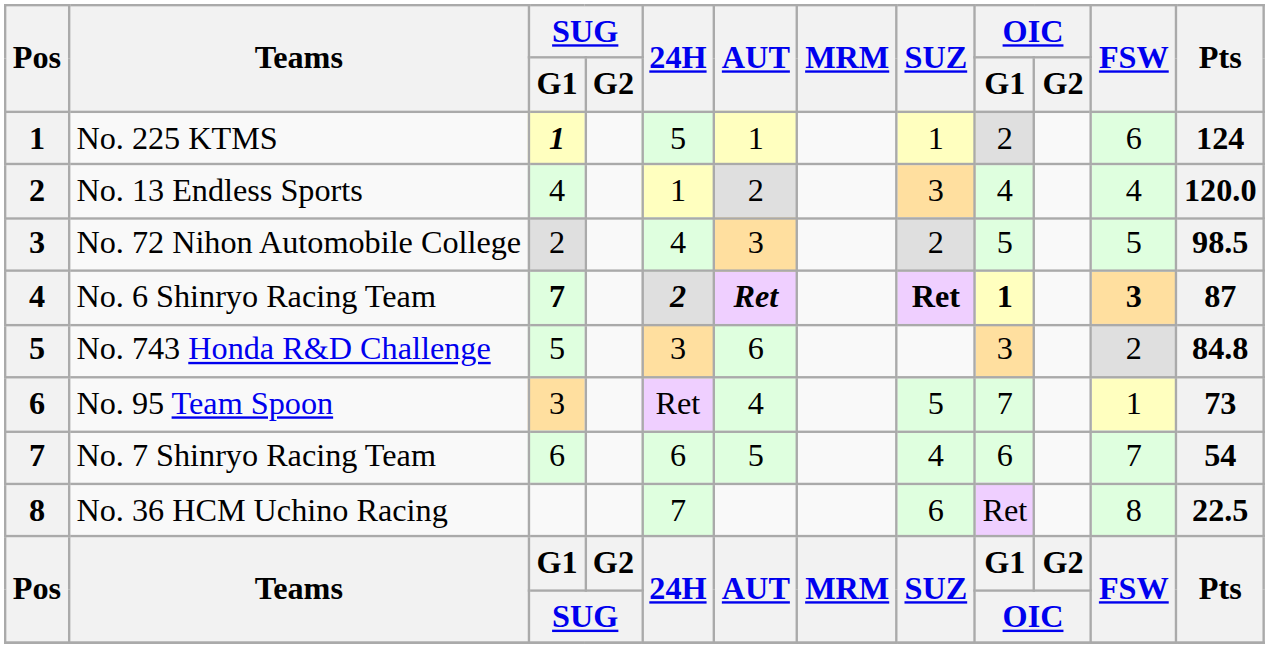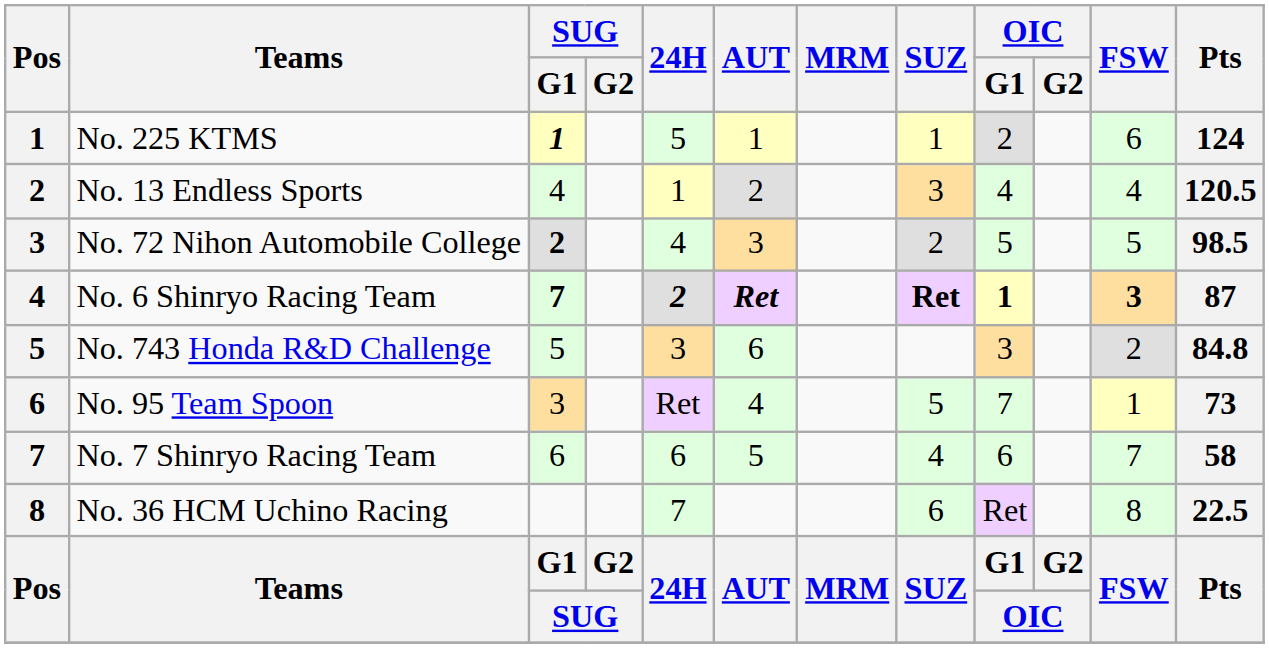(1220, 190) 120.0 -> (1220, 190) 120.5
(557, 243) normal -> (557, 243) bold
(1220, 456) 54 -> (1220, 456) 58
